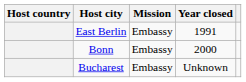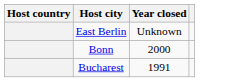- column: (152, 13)
(205, 31) 1991 -> (159, 31) Unknown
(205, 67) Unknown -> (159, 67) 1991
